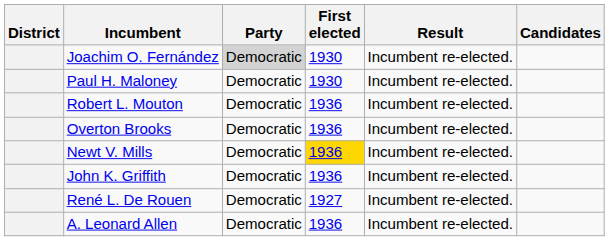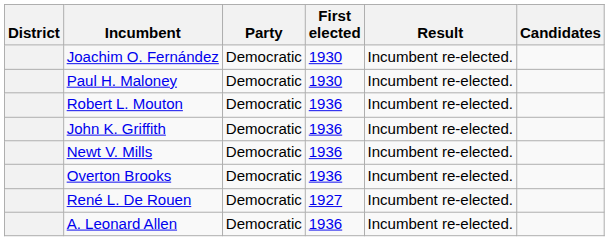(264, 57) lightgrey background -> (264, 57) no background
rows swapped: (119, 128) <-> (116, 176)
(325, 152) gold background -> (325, 152) no background
